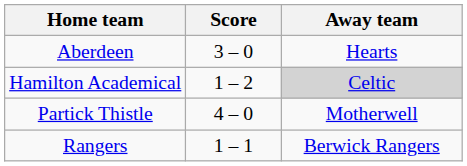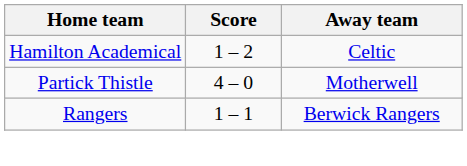- row: (95, 51)
(372, 82) lightgrey background -> (372, 51) no background
